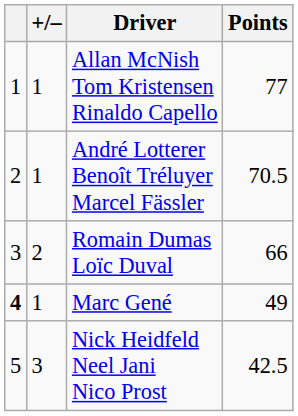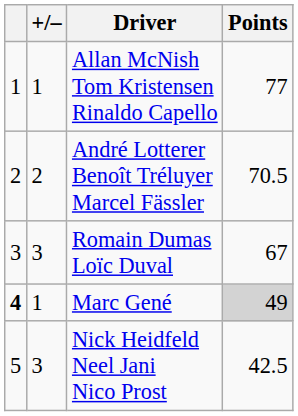(37, 176) 1 -> (37, 176) 2
(37, 252) 2 -> (37, 252) 3
(276, 252) 66 -> (276, 252) 67
(276, 302) no background -> (276, 302) lightgrey background
